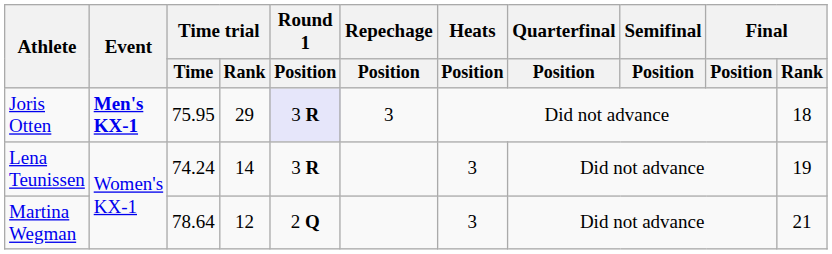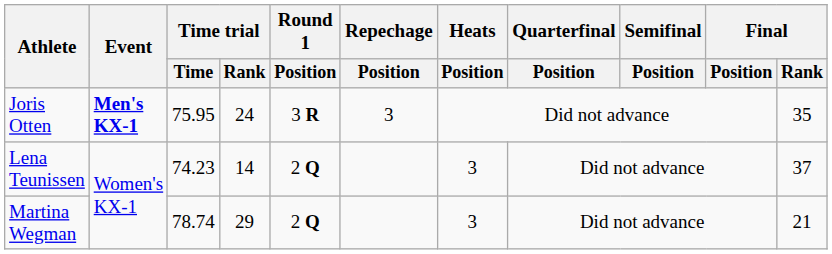(245, 115) 29 -> (245, 115) 24
(305, 115) lavender background -> (305, 115) no background
(802, 115) 18 -> (802, 115) 35
(193, 169) 74.24 -> (193, 169) 74.23
(305, 169) 3 R -> (305, 169) 2 Q
(802, 169) 19 -> (802, 169) 37
(193, 222) 78.64 -> (193, 222) 78.74
(245, 222) 12 -> (245, 222) 29
